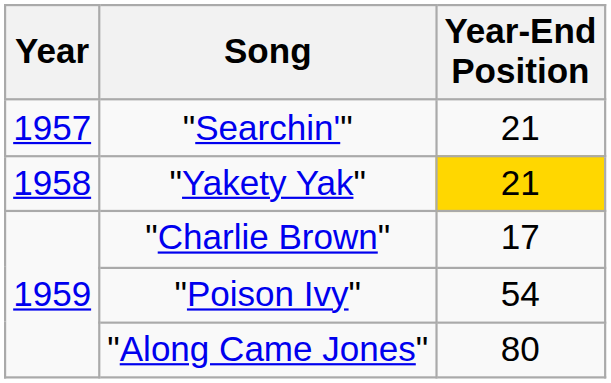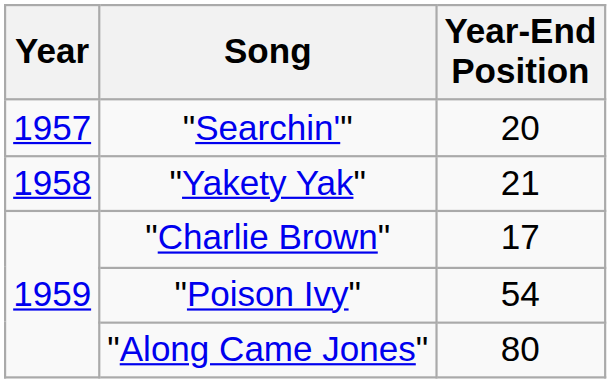(520, 127) 21 -> (520, 127) 20
(520, 182) gold background -> (520, 182) no background
